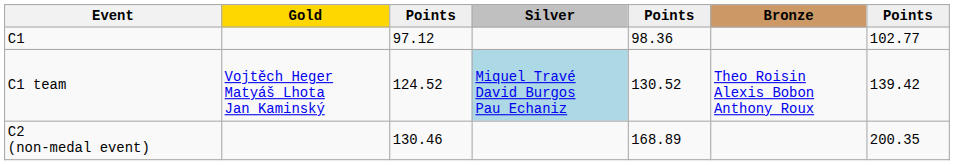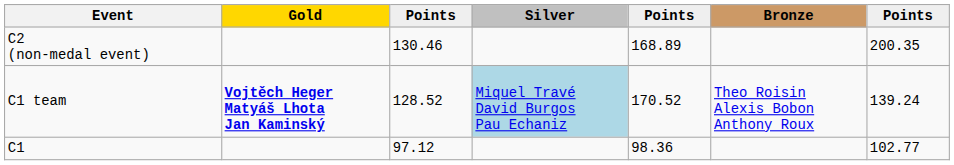rows swapped: (16, 39) <-> (79, 140)
(279, 93) normal -> (279, 109) bold
(418, 85) 124.52 -> (418, 101) 128.52
(656, 85) 130.52 -> (656, 101) 170.52
(895, 85) 139.42 -> (895, 101) 139.24
